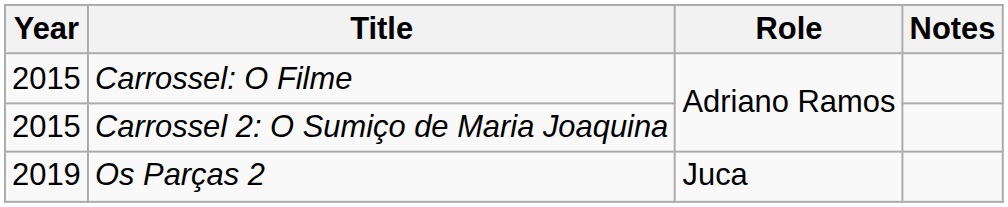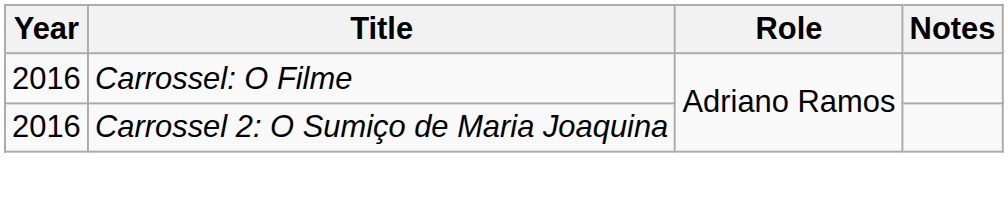(46, 77) 2015 -> (46, 77) 2016
(46, 126) 2015 -> (46, 126) 2016
- row: (180, 175)
